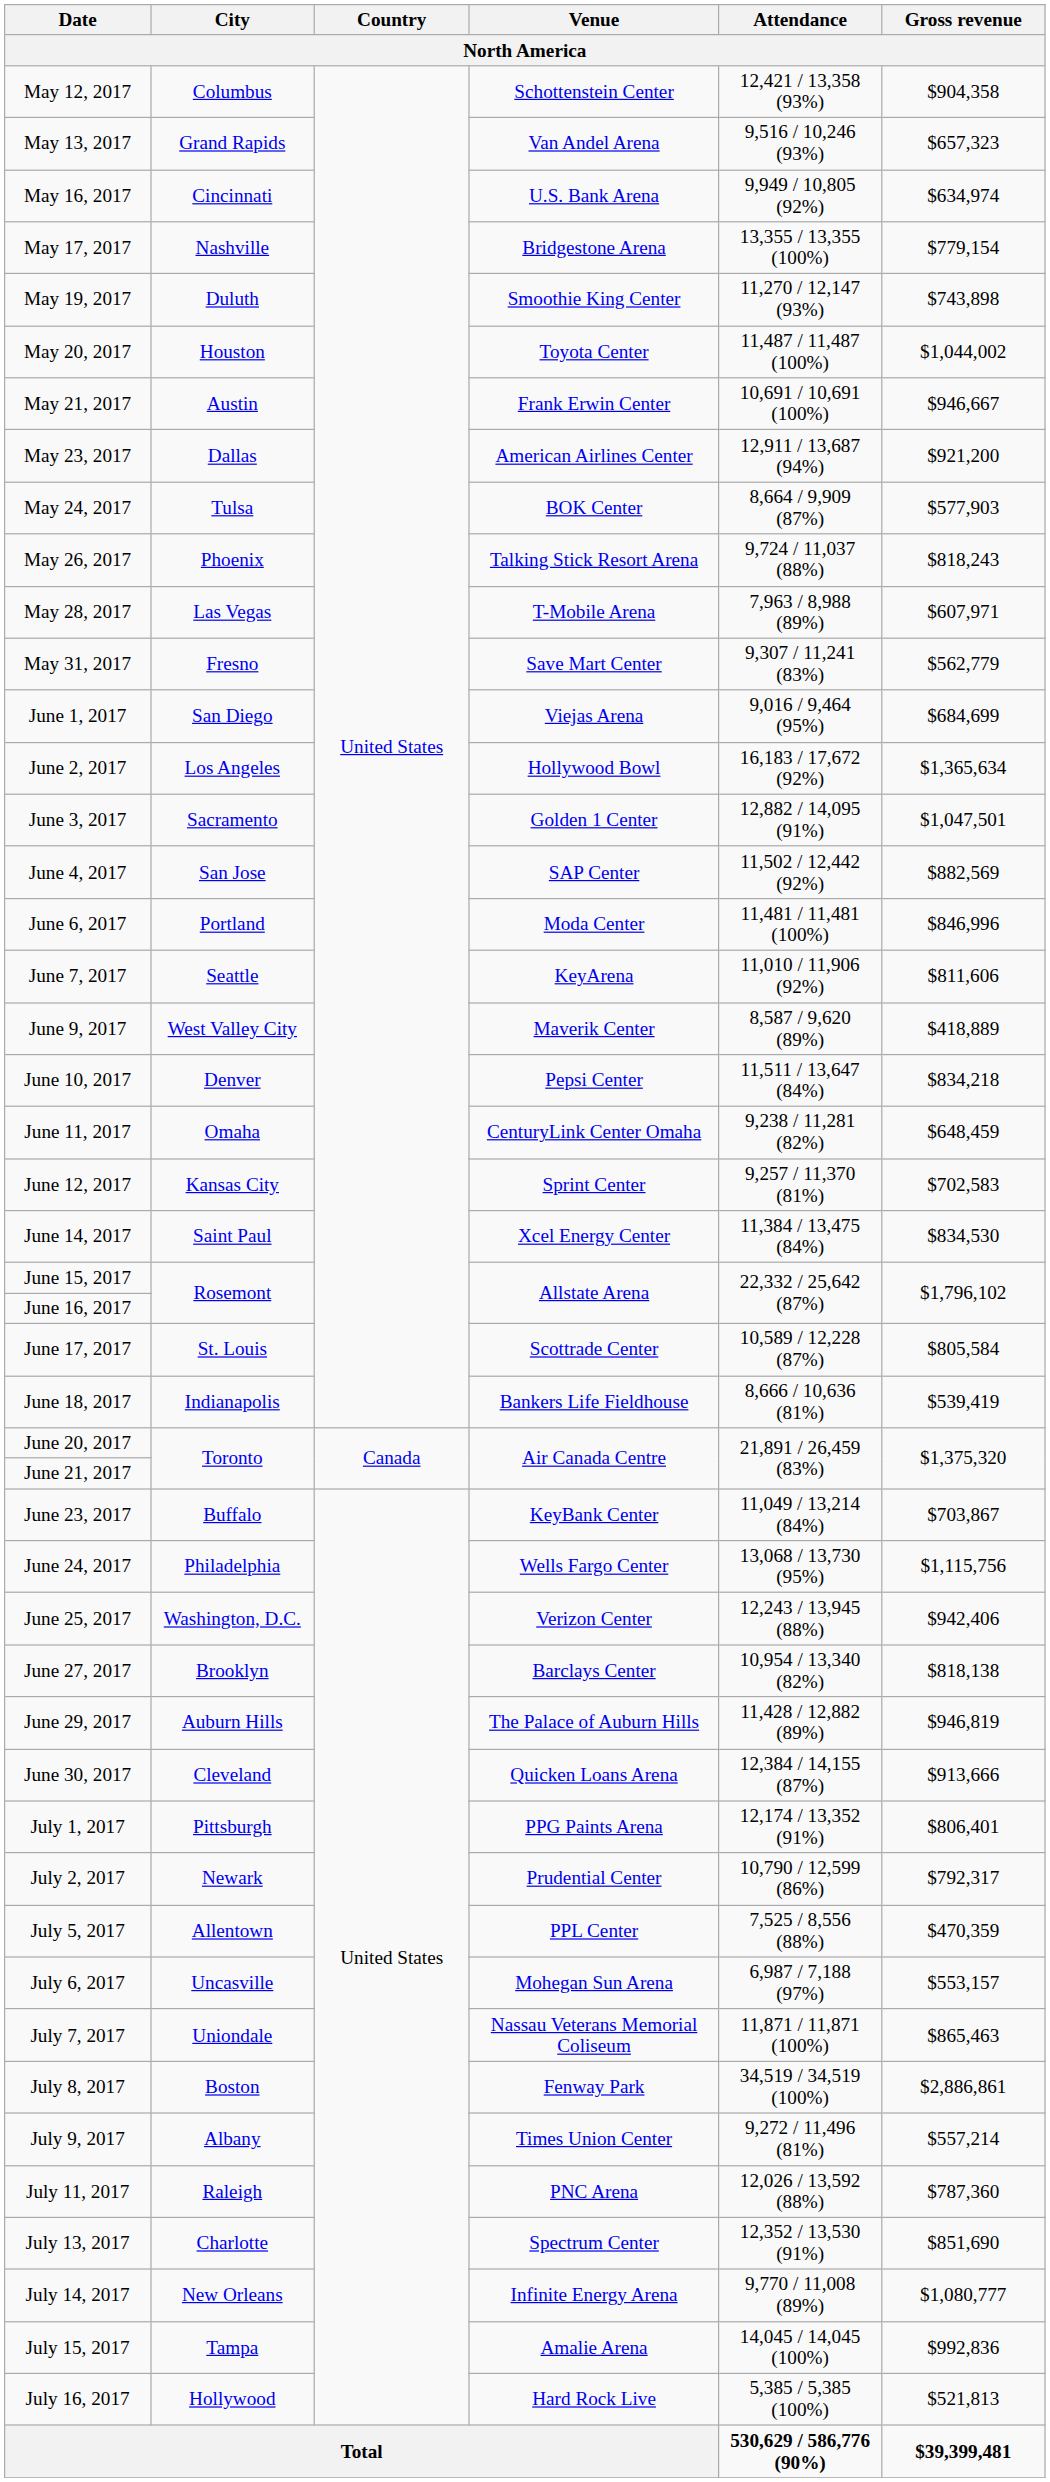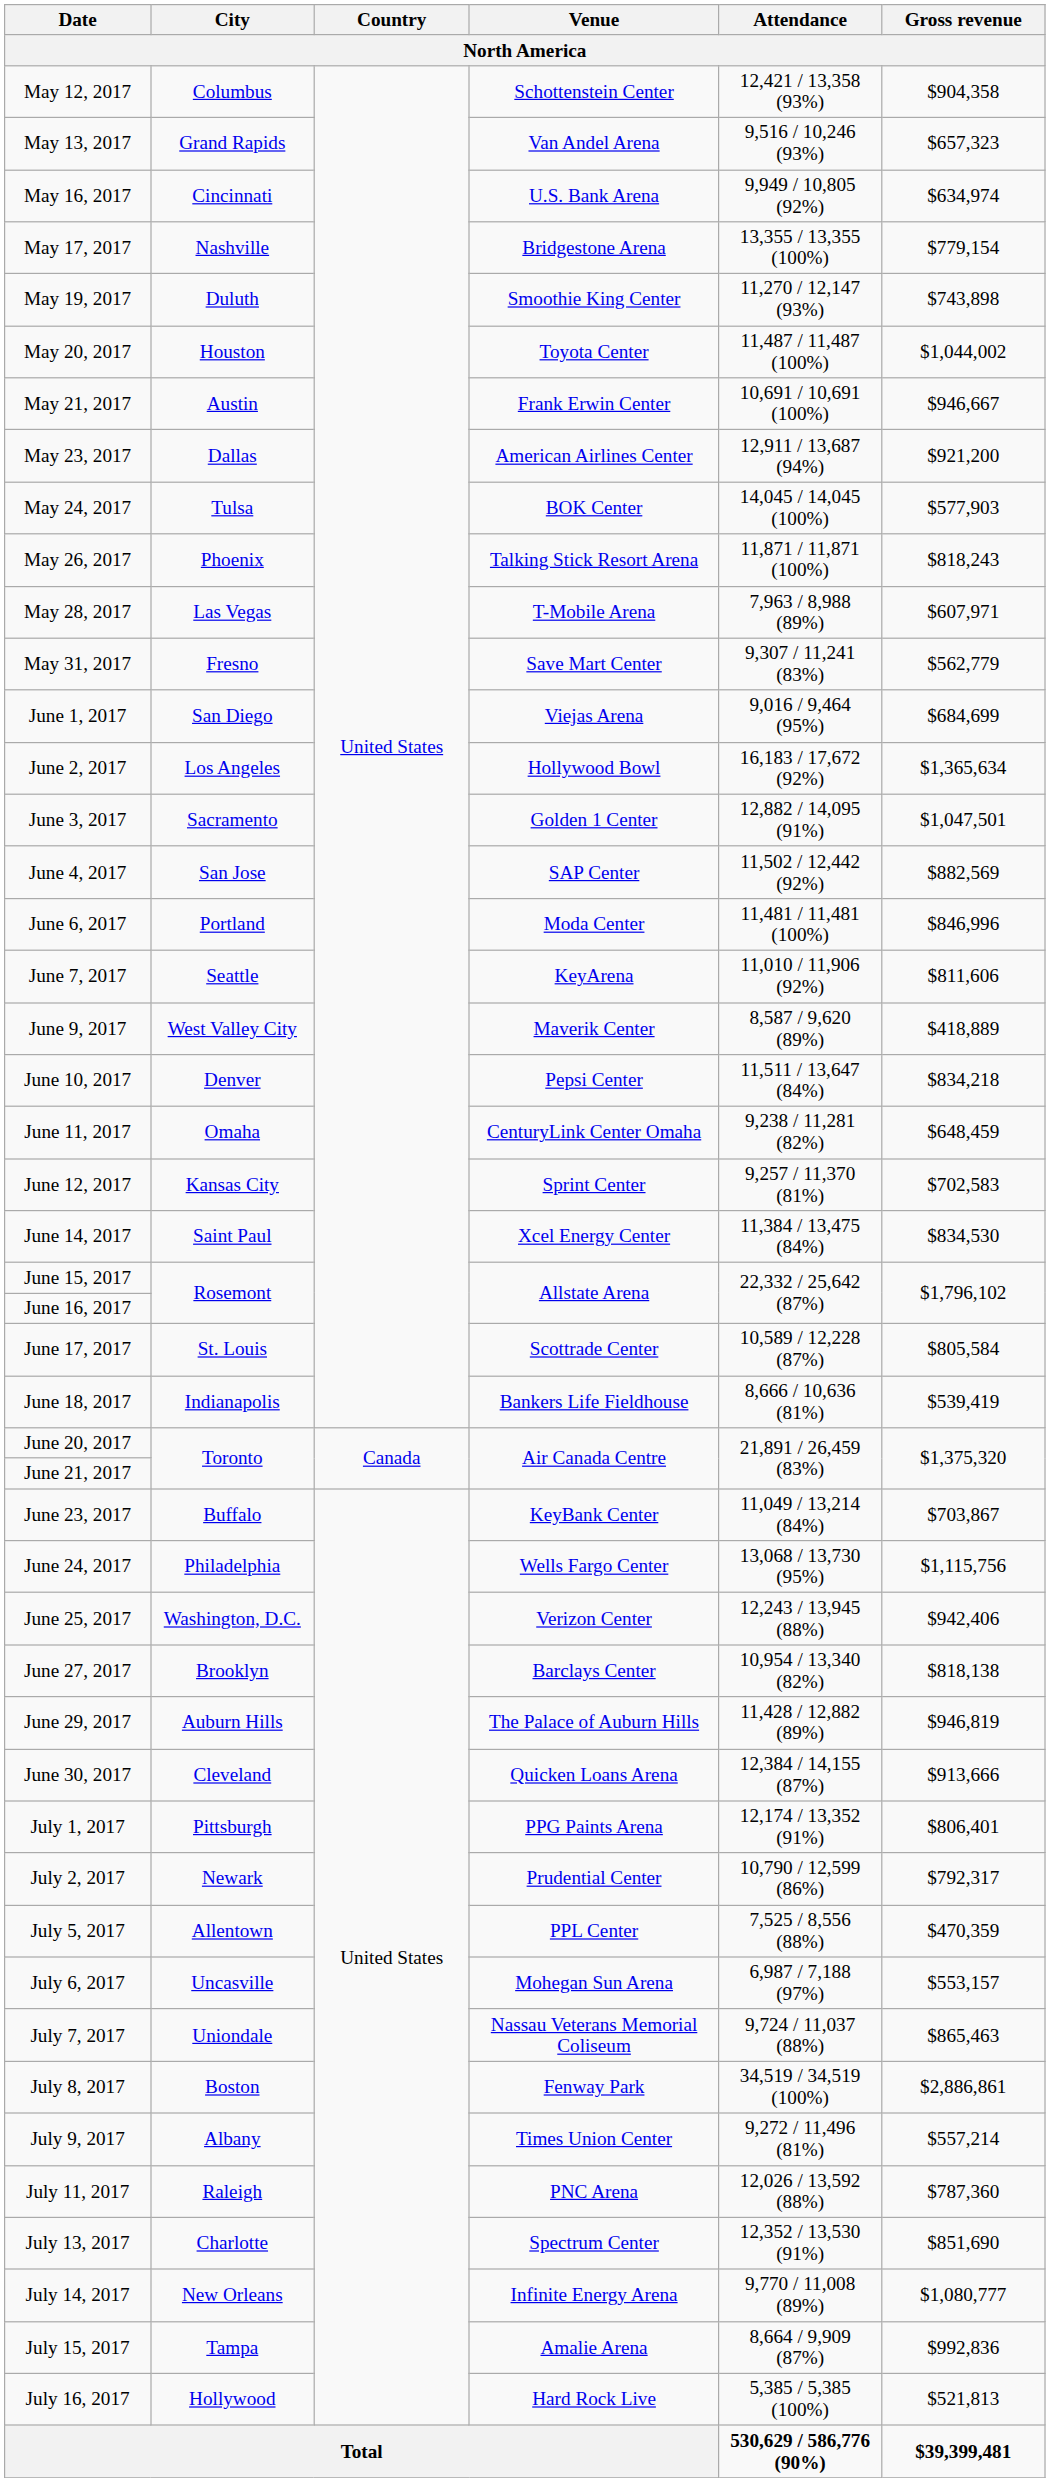(800, 507) 8,664 / 9,909 (87%) -> (800, 507) 14,045 / 14,045 (100%)
(800, 559) 9,724 / 11,037 (88%) -> (800, 559) 11,871 / 11,871 (100%)
(800, 2034) 11,871 / 11,871 (100%) -> (800, 2034) 9,724 / 11,037 (88%)
(800, 2347) 14,045 / 14,045 (100%) -> (800, 2347) 8,664 / 9,909 (87%)
